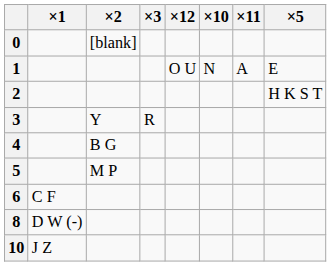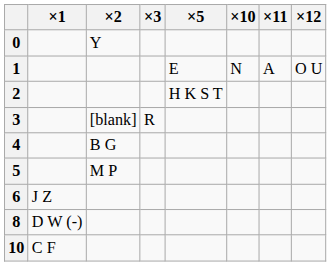columns swapped: (295, 17) <-> (182, 17)
(113, 42) [blank] -> (96, 42) Y
(96, 119) Y -> (113, 119) [blank]
(44, 196) C F -> (42, 196) J Z
(42, 247) J Z -> (44, 247) C F
